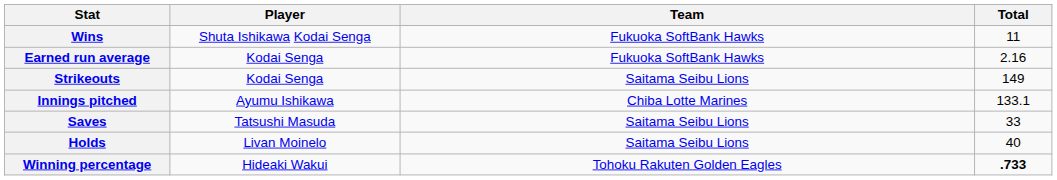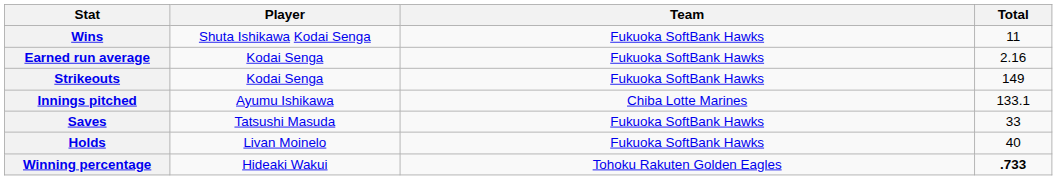(687, 79) Saitama Seibu Lions -> (687, 79) Fukuoka SoftBank Hawks
(687, 121) Saitama Seibu Lions -> (687, 121) Fukuoka SoftBank Hawks
(687, 143) Saitama Seibu Lions -> (687, 143) Fukuoka SoftBank Hawks
